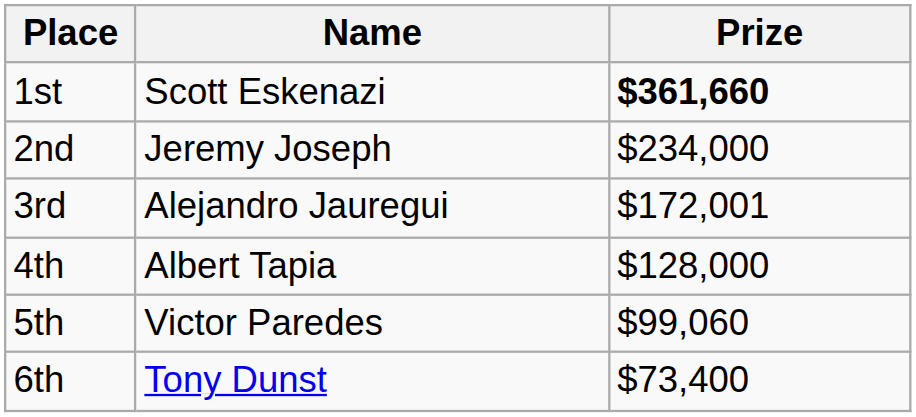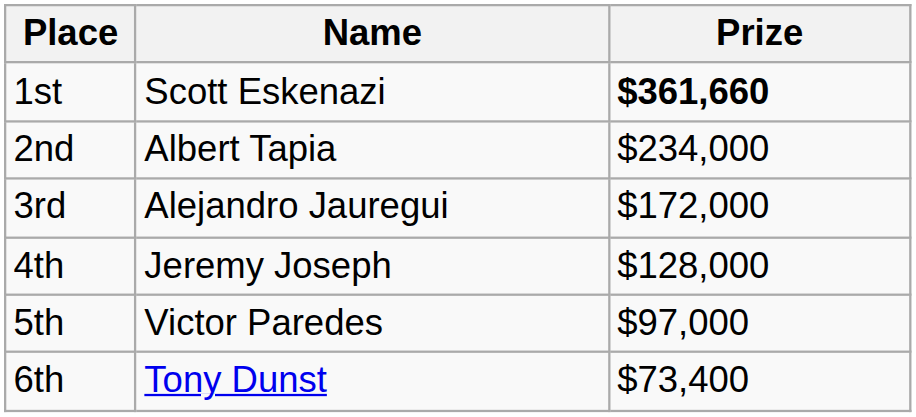(268, 149) Jeremy Joseph -> (240, 149) Albert Tapia
(693, 206) $172,001 -> (693, 206) $172,000
(240, 264) Albert Tapia -> (268, 264) Jeremy Joseph
(683, 322) $99,060 -> (683, 322) $97,000
